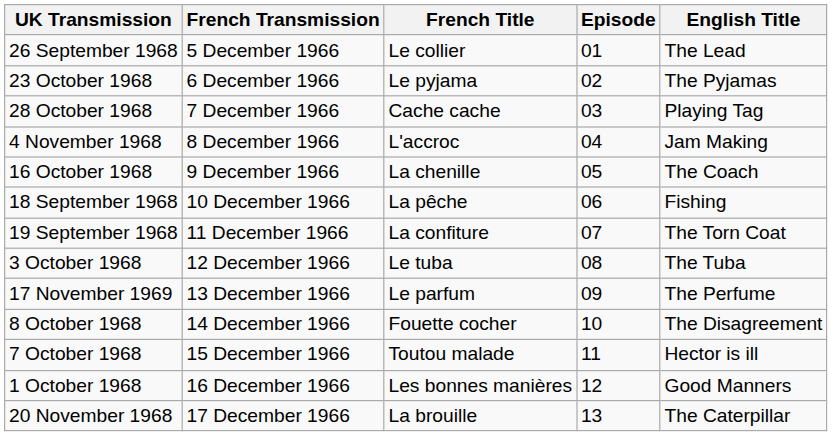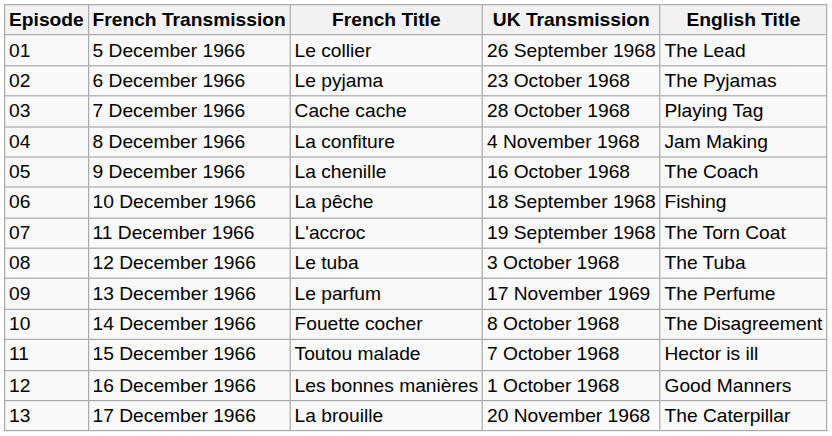columns swapped: (618, 19) <-> (93, 19)
(424, 141) L'accroc -> (345, 141) La confiture
(439, 232) La confiture -> (330, 232) L'accroc
